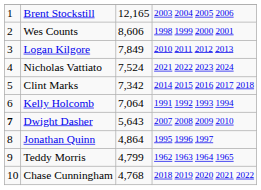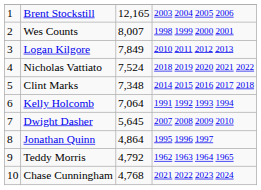(131, 31) 8,606 -> (131, 31) 8,007
(194, 67) 2021 2022 2023 2024 -> (204, 67) 2018 2019 2020 2021 2022
(131, 85) 7,342 -> (131, 85) 7,348
(10, 121) bold -> (10, 121) normal
(131, 121) 5,643 -> (131, 121) 5,645
(131, 157) 4,799 -> (131, 157) 4,792
(204, 175) 2018 2019 2020 2021 2022 -> (194, 175) 2021 2022 2023 2024
